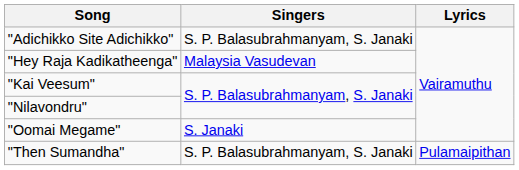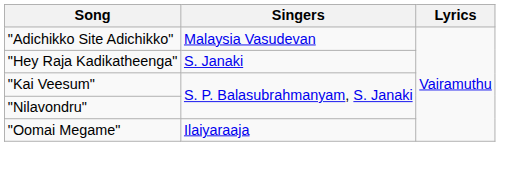(298, 38) S. P. Balasubrahmanyam, S. Janaki -> (250, 38) Malaysia Vasudevan
(250, 61) Malaysia Vasudevan -> (214, 61) S. Janaki
(214, 130) S. Janaki -> (217, 130) Ilaiyaraaja
- row: (66, 152)
